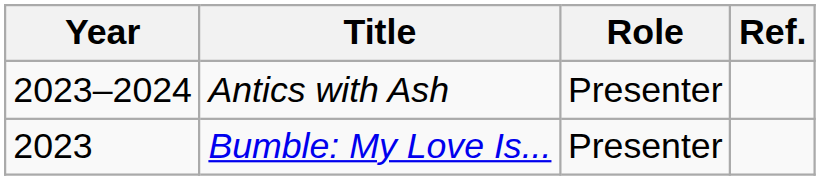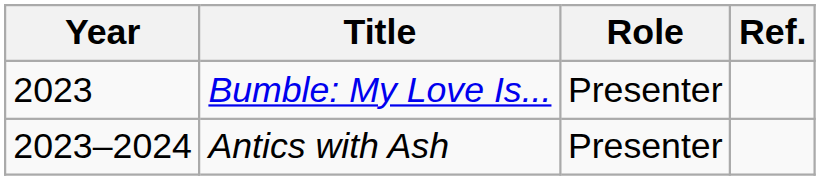rows swapped: (329, 89) <-> (380, 145)
